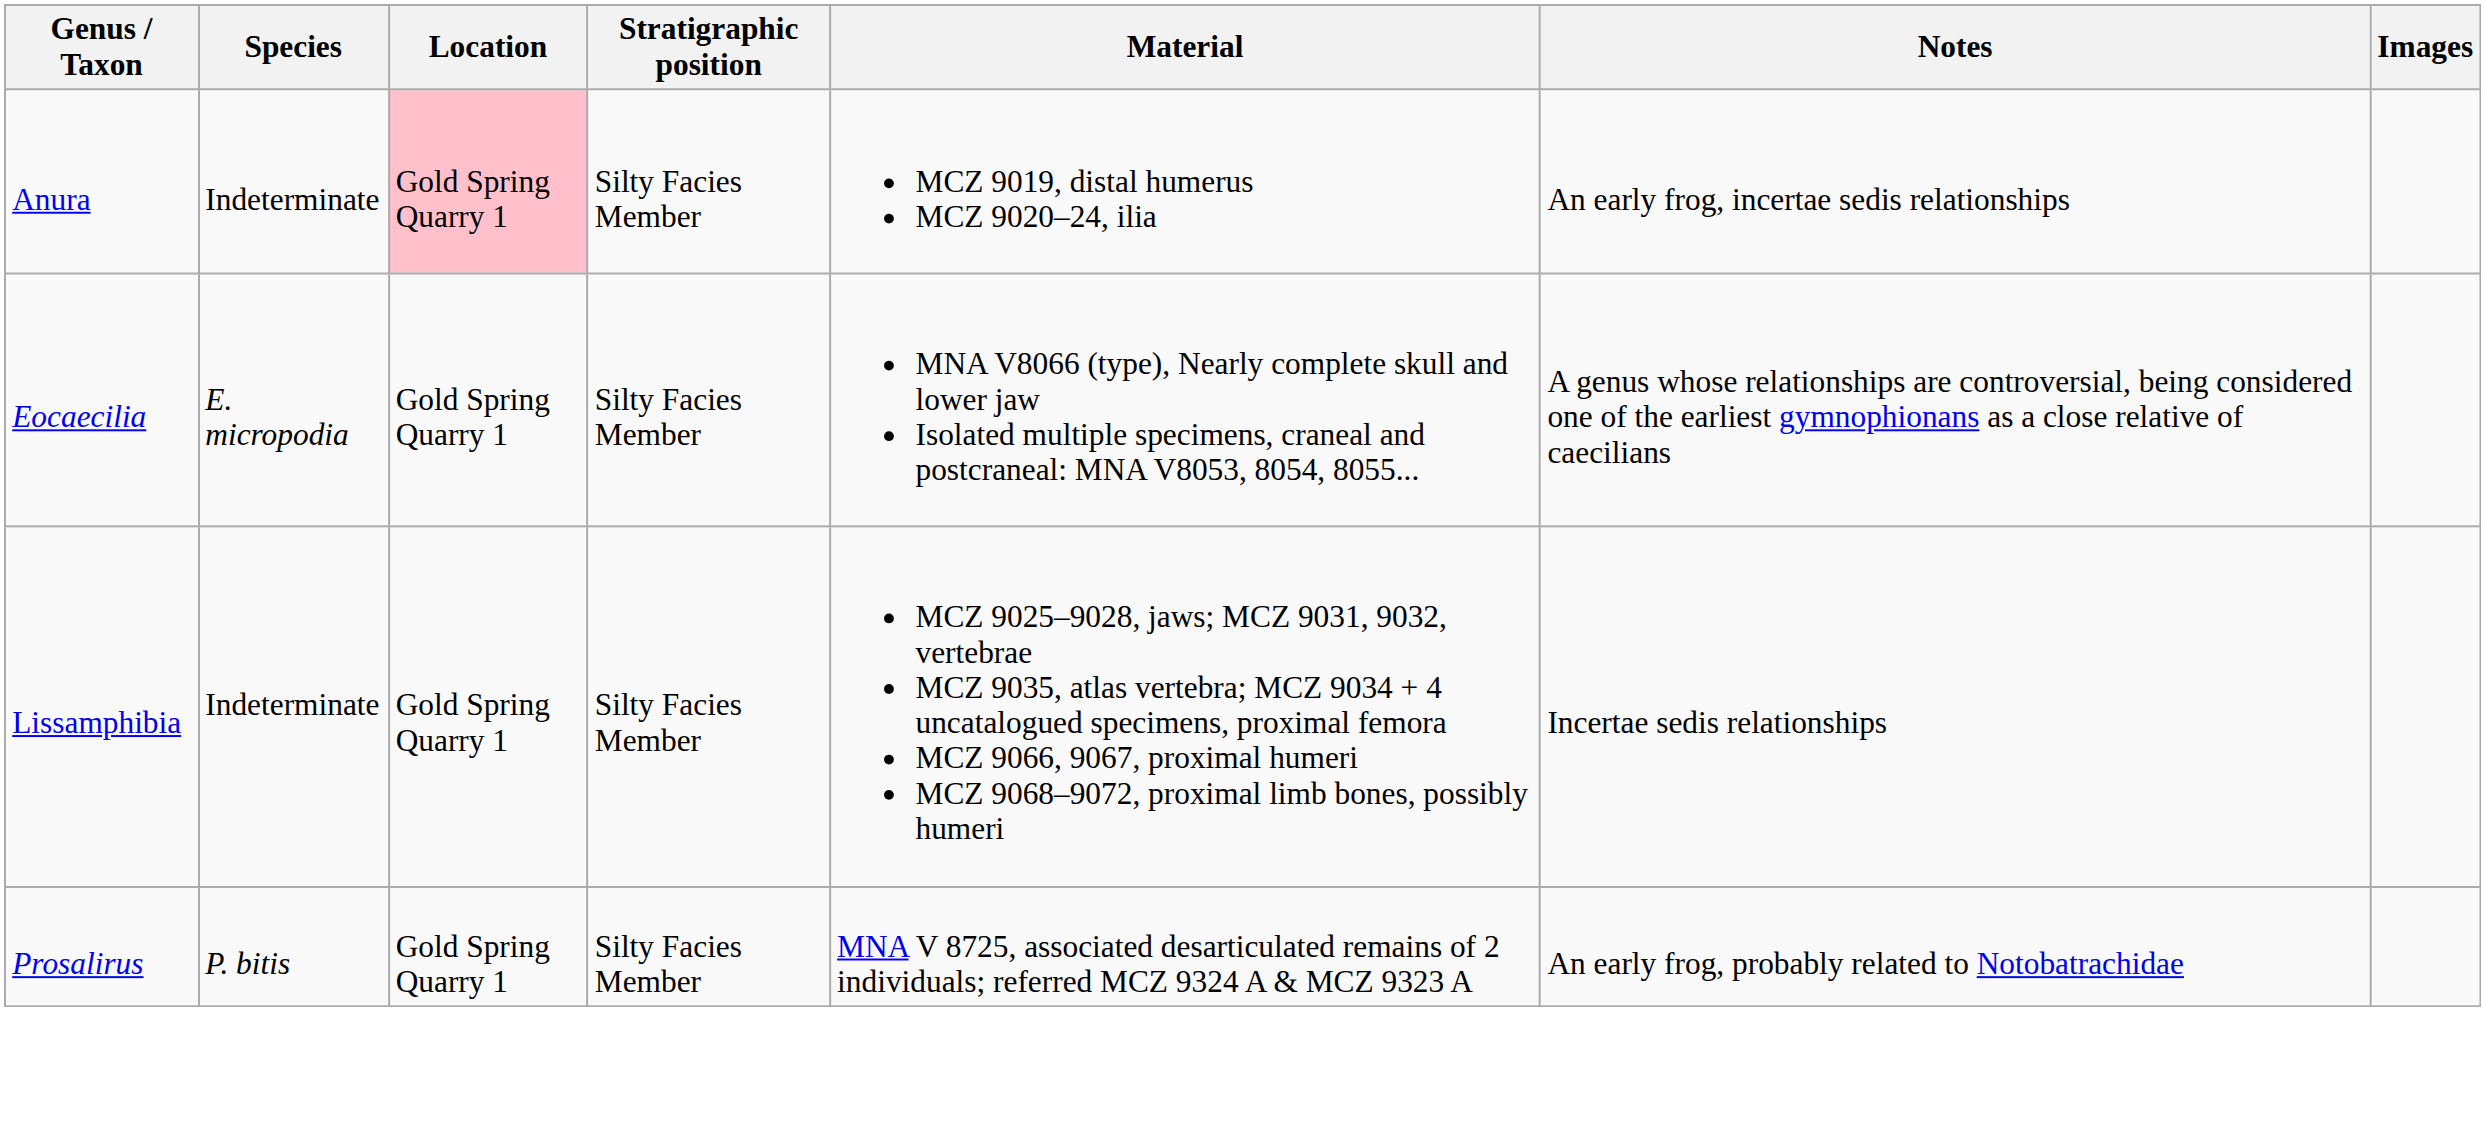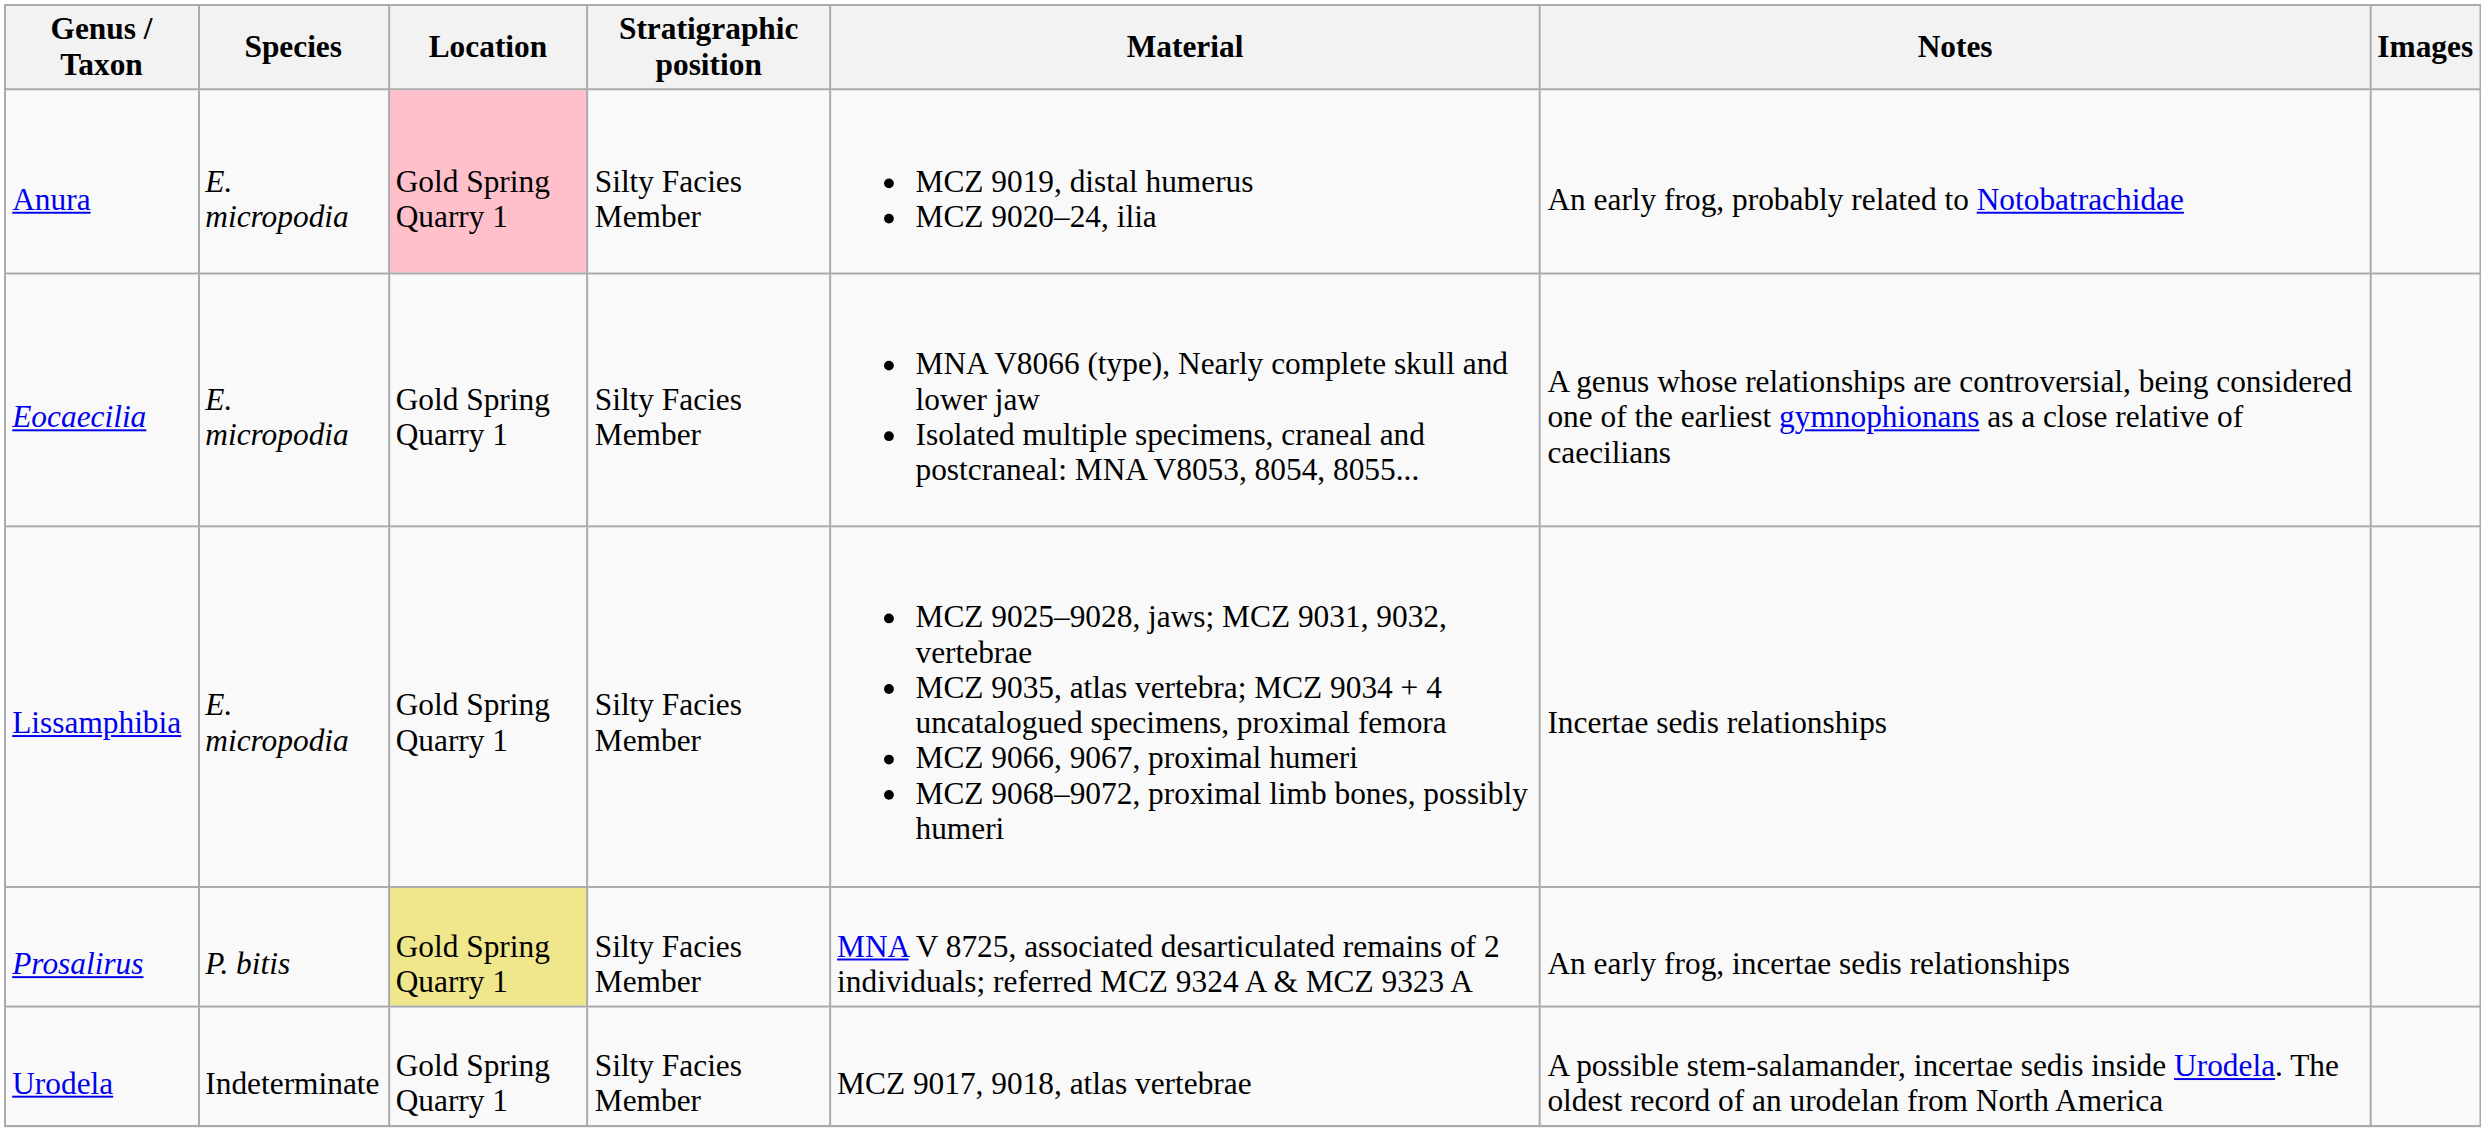(292, 198) Indeterminate -> (277, 198) E. micropodia
(1809, 198) An early frog, incertae sedis relationships -> (1866, 198) An early frog, probably related to Notobatrachidae
(292, 705) Indeterminate -> (277, 723) E. micropodia
(473, 963) no background -> (473, 963) khaki background
(1866, 963) An early frog, probably related to Notobatrachidae -> (1809, 963) An early frog, incertae sedis relationships
+ row: (63, 1083)
